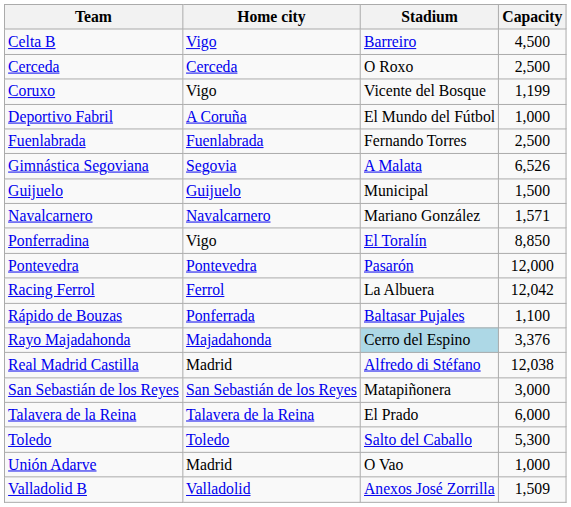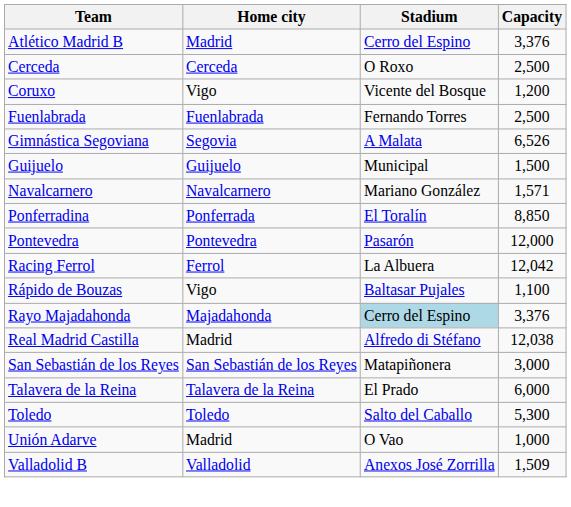+ row: (66, 41)
- row: (32, 41)
(532, 91) 1,199 -> (532, 91) 1,200
- row: (61, 116)
(201, 240) Vigo -> (220, 215) Ponferrada
(220, 315) Ponferrada -> (201, 290) Vigo
